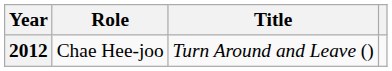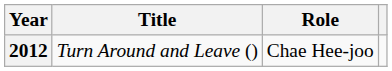columns swapped: (273, 19) <-> (110, 19)
